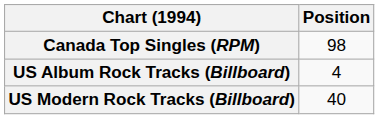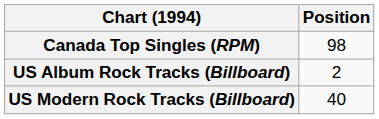(336, 72) 4 -> (336, 72) 2
